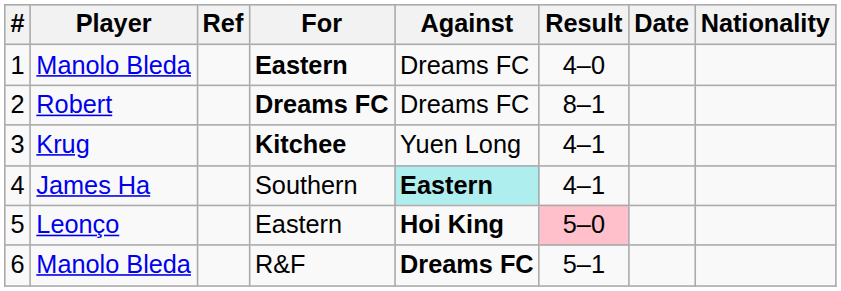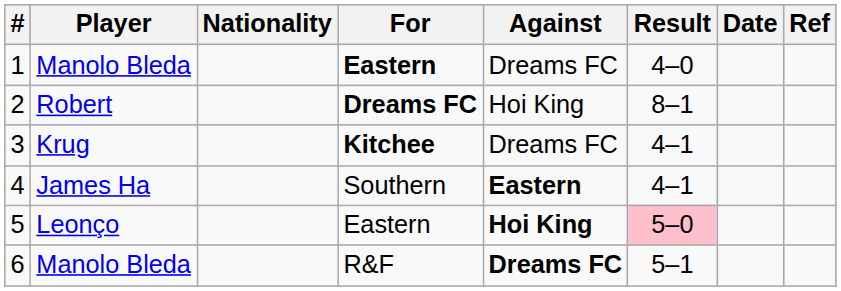columns swapped: (765, 24) <-> (223, 24)
(465, 104) Dreams FC -> (536, 104) Hoi King
(461, 144) Yuen Long -> (553, 144) Dreams FC
(446, 184) paleturquoise background -> (535, 184) no background
